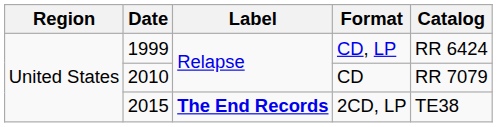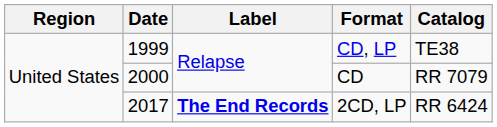(451, 48) RR 6424 -> (437, 48) TE38
(148, 77) 2010 -> (148, 77) 2000
(148, 106) 2015 -> (148, 106) 2017
(437, 106) TE38 -> (451, 106) RR 6424
